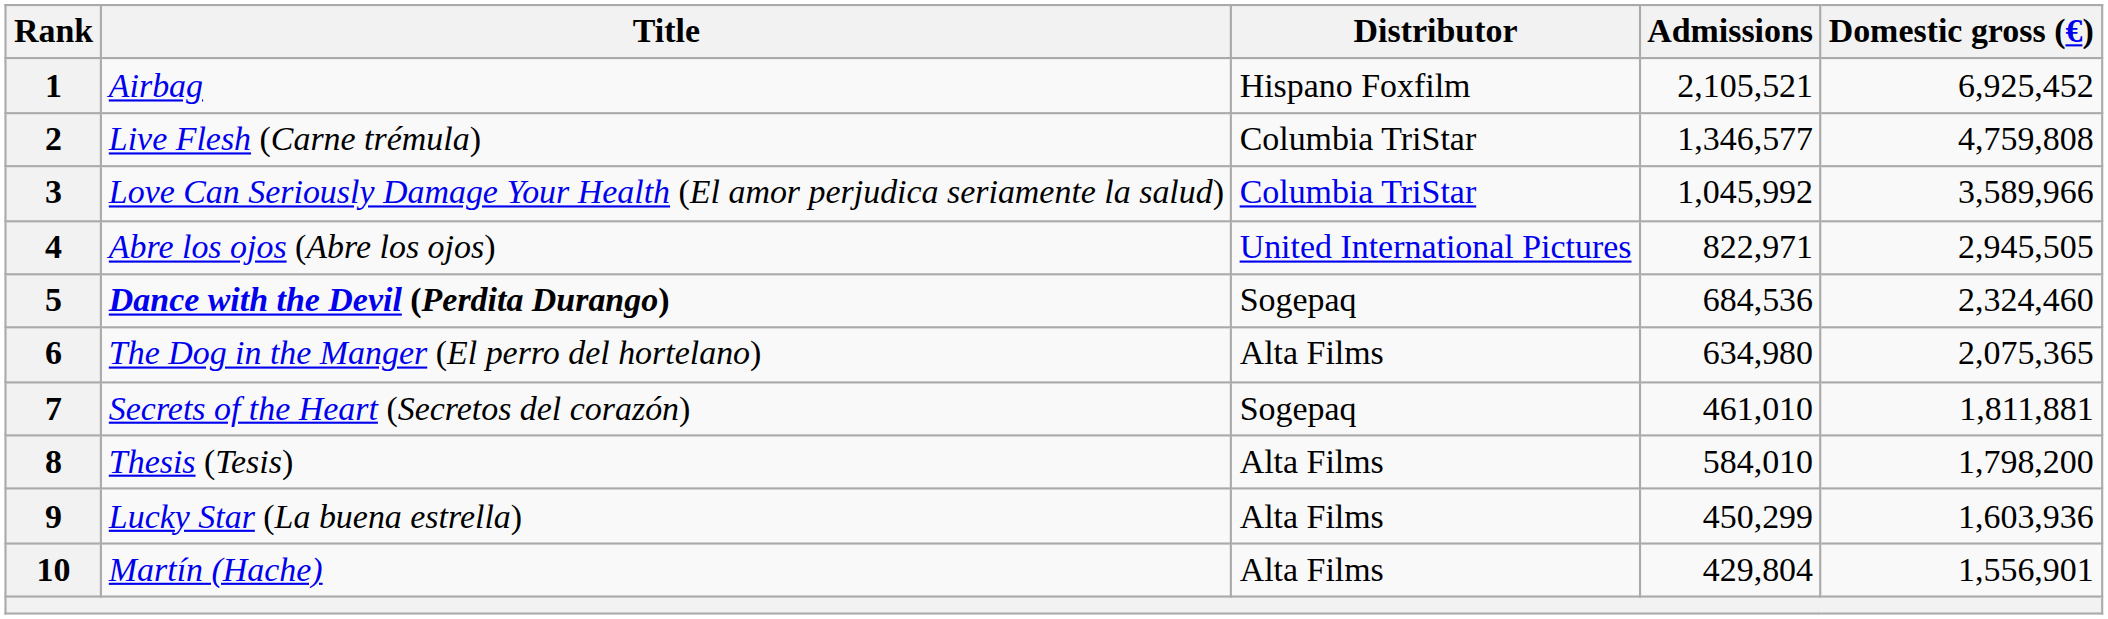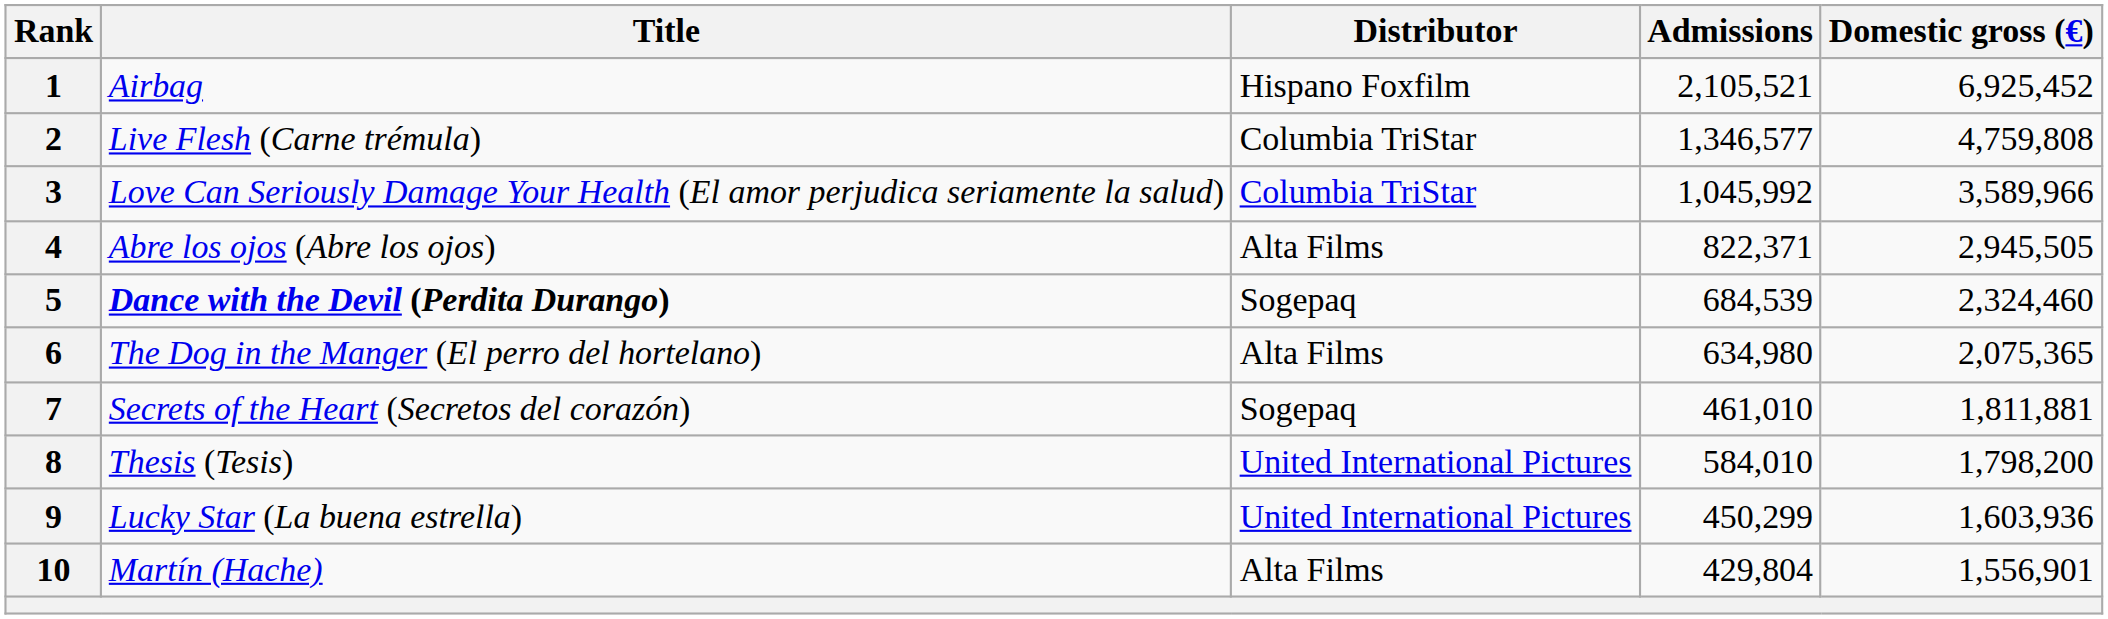(1436, 246) United International Pictures -> (1312, 246) Alta Films
(1758, 246) 822,971 -> (1758, 246) 822,371
(1758, 300) 684,536 -> (1758, 300) 684,539
(1312, 461) Alta Films -> (1436, 461) United International Pictures
(1312, 515) Alta Films -> (1436, 515) United International Pictures
